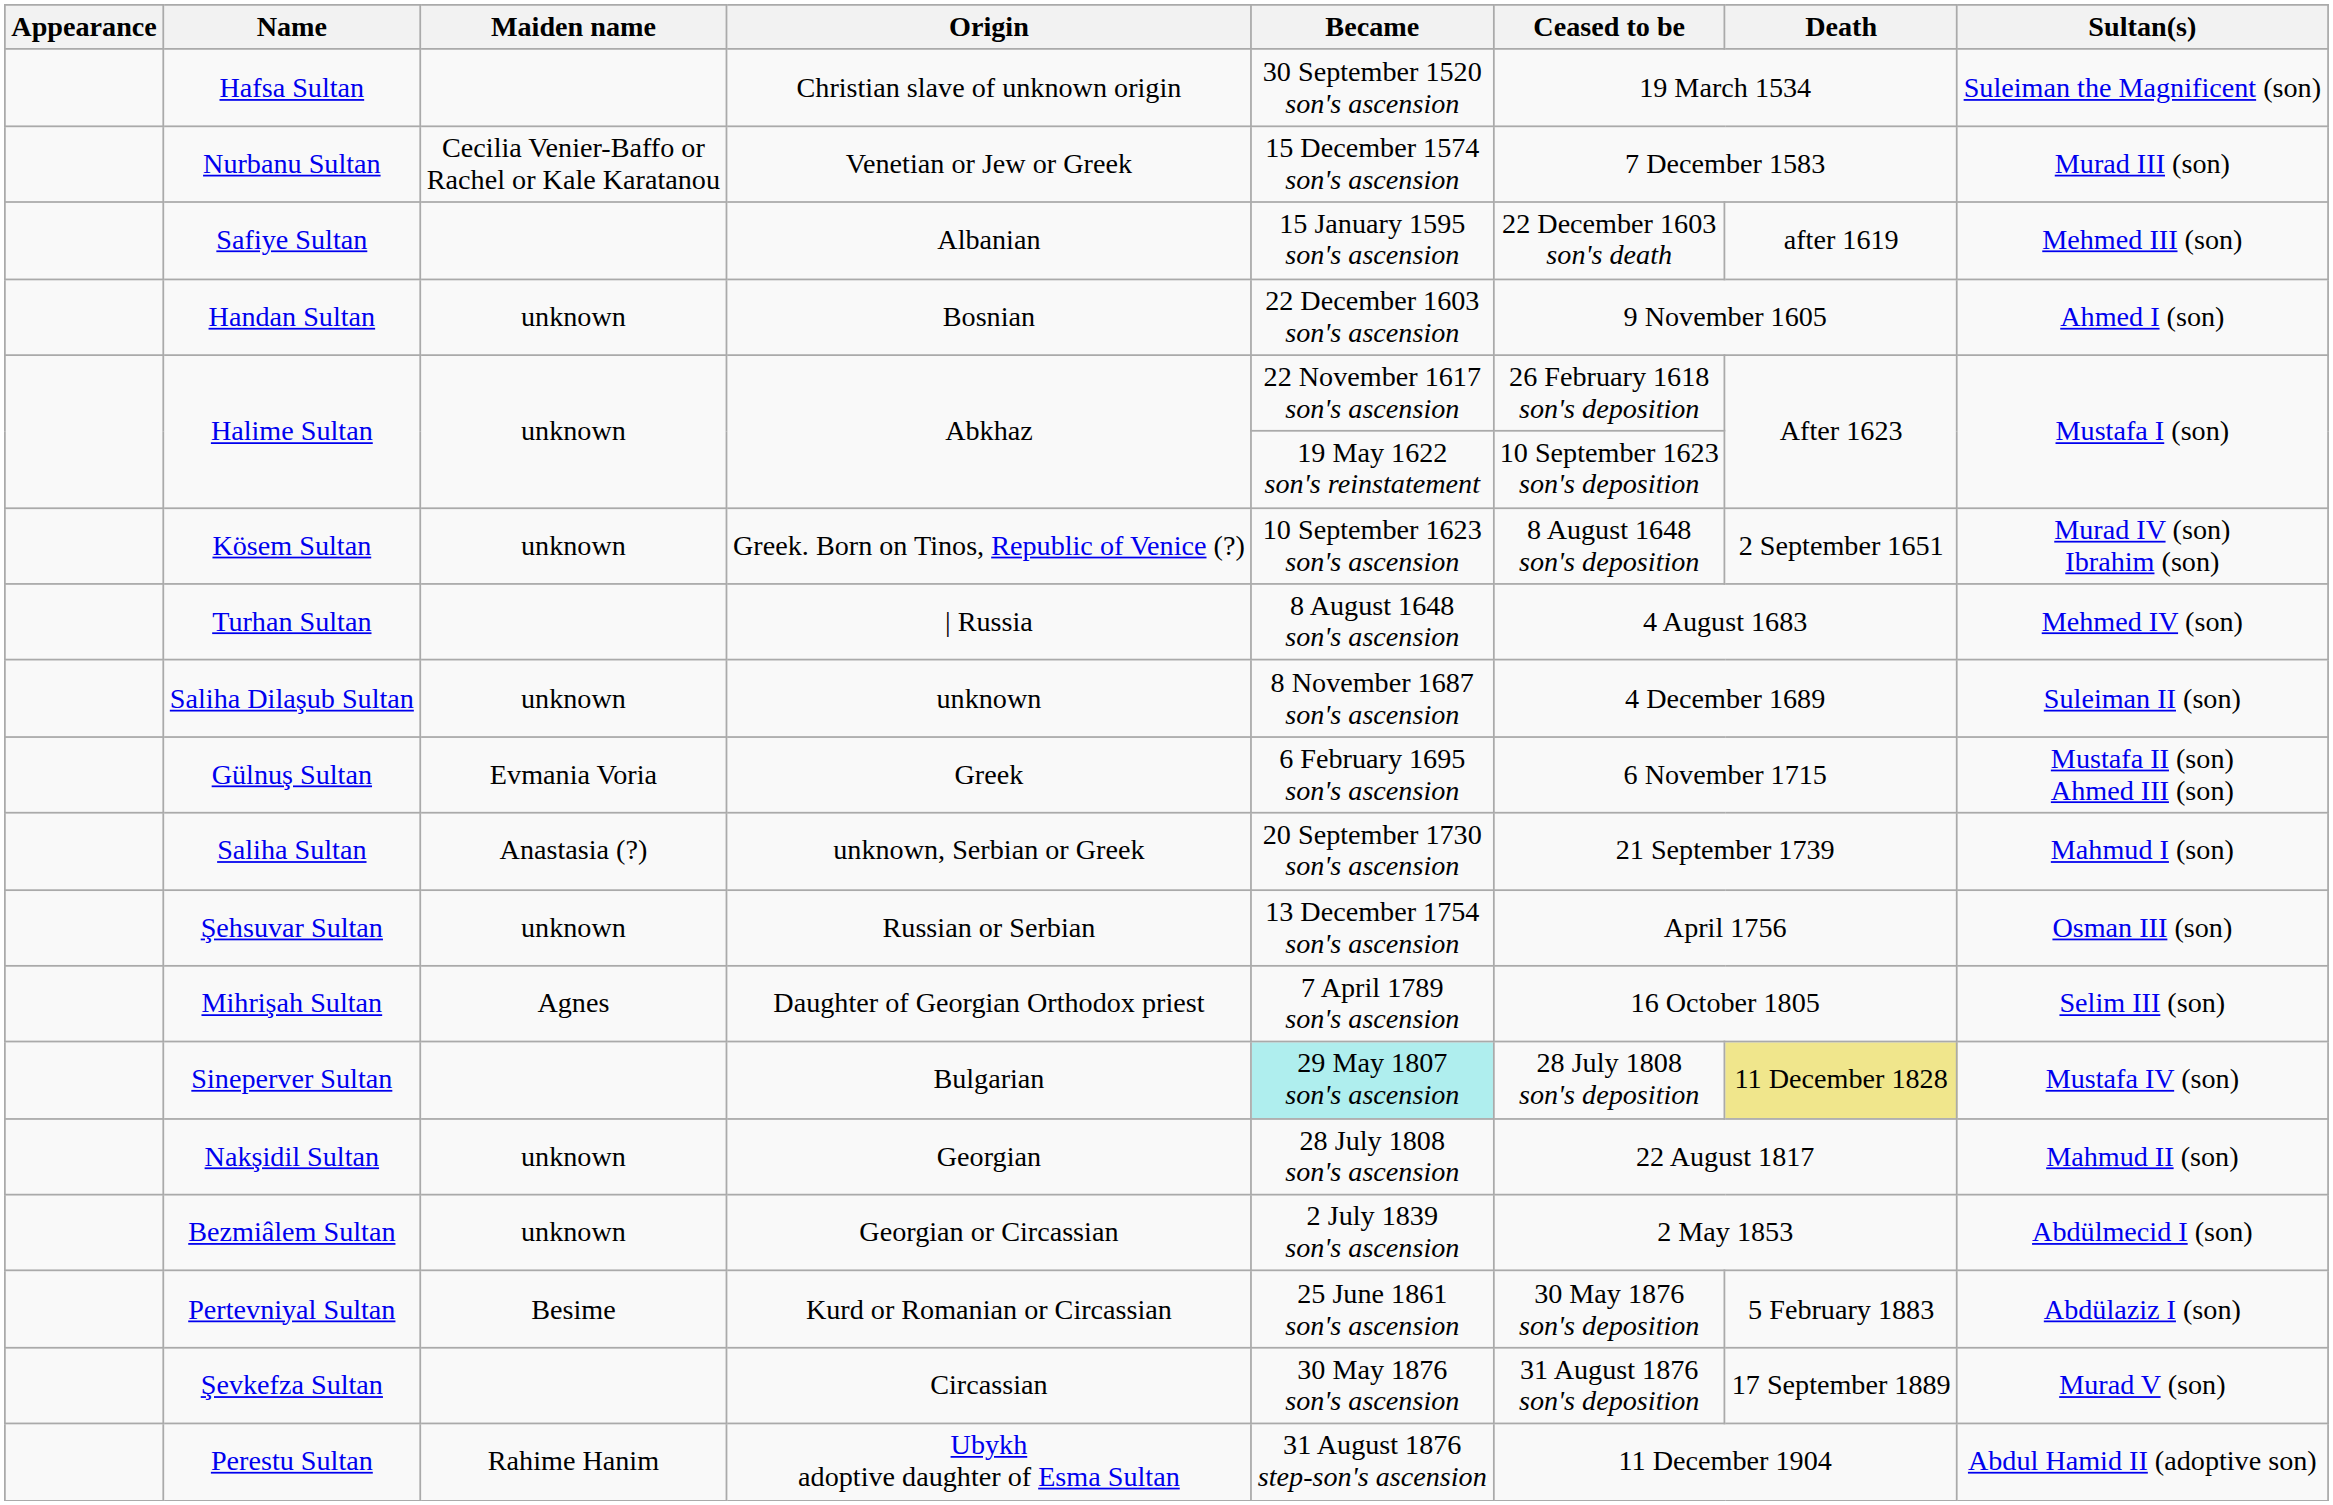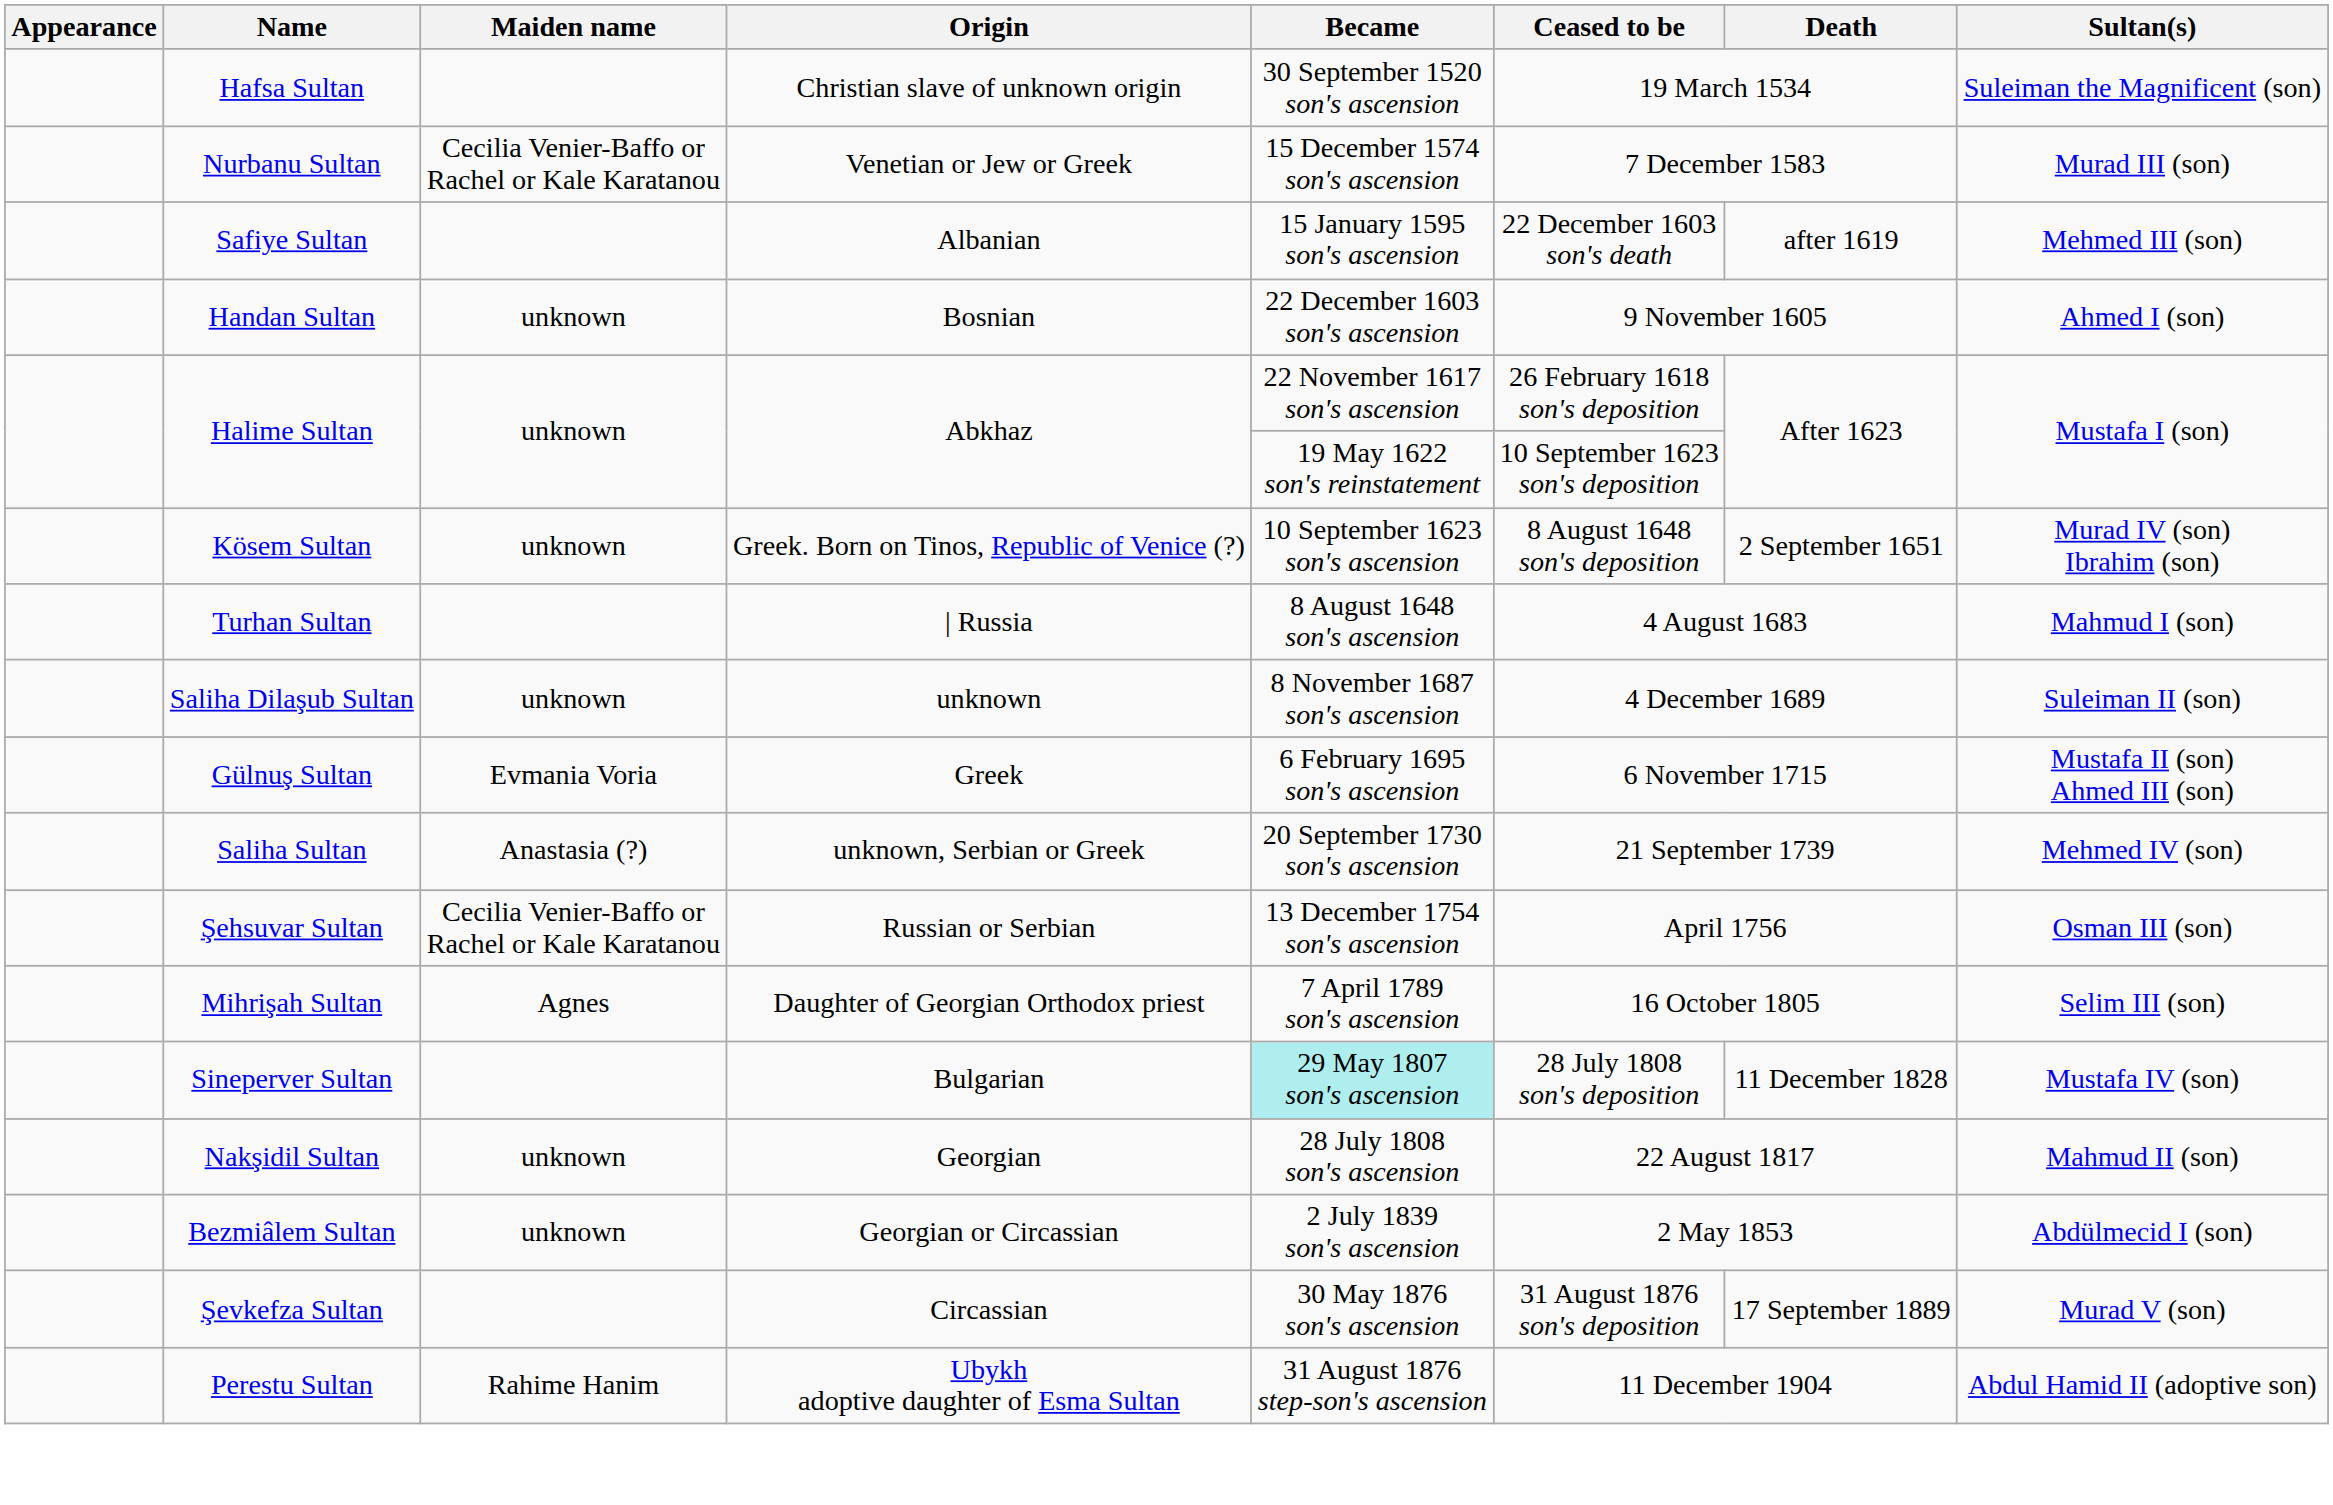(2142, 621) Mehmed IV (son) -> (2142, 621) Mahmud I (son)
(2142, 850) Mahmud I (son) -> (2142, 850) Mehmed IV (son)
(573, 927) unknown -> (573, 927) Cecilia Venier-Baffo or Rachel or Kale Karatanou
(1841, 1079) khaki background -> (1841, 1079) no background
- row: (292, 1308)
